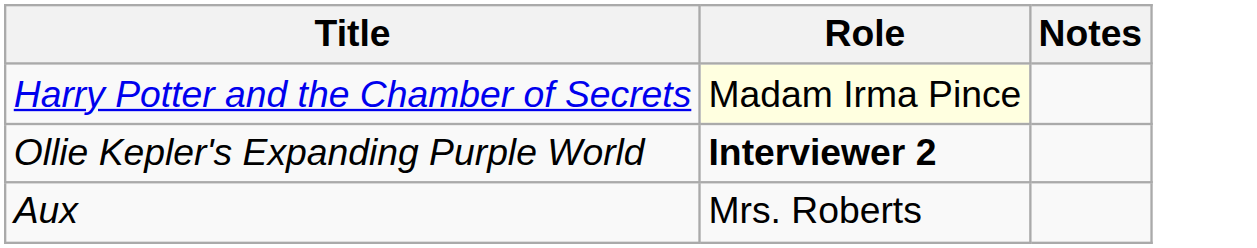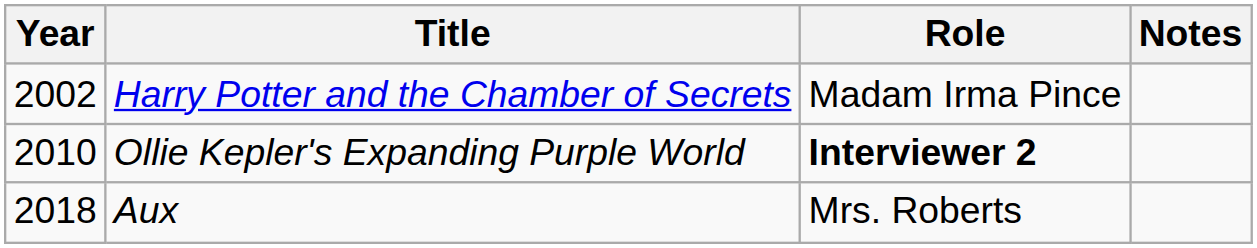+ column: (55, 34)
(865, 93) lightyellow background -> (965, 93) no background
